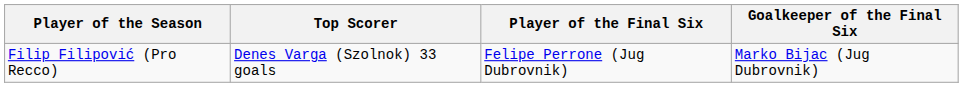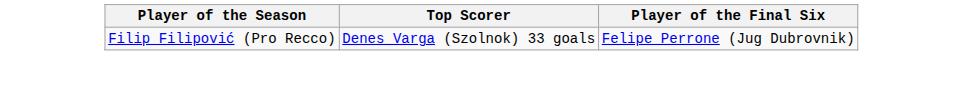- column: (845, 24)
